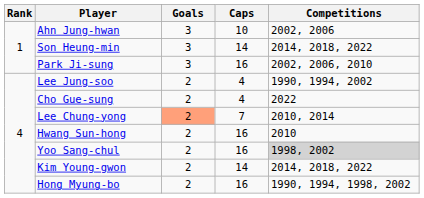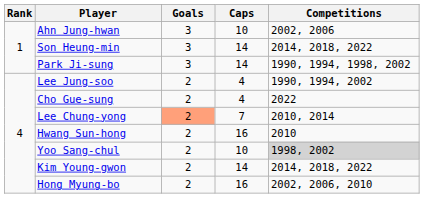(242, 64) 16 -> (242, 64) 14
(322, 64) 2002, 2006, 2010 -> (341, 64) 1990, 1994, 1998, 2002
(242, 150) 16 -> (242, 150) 10
(341, 185) 1990, 1994, 1998, 2002 -> (322, 185) 2002, 2006, 2010
